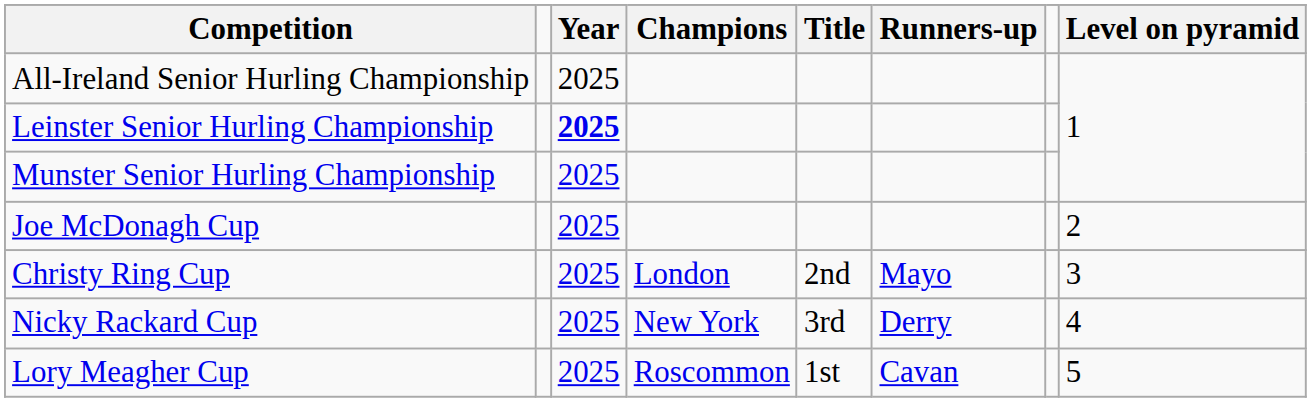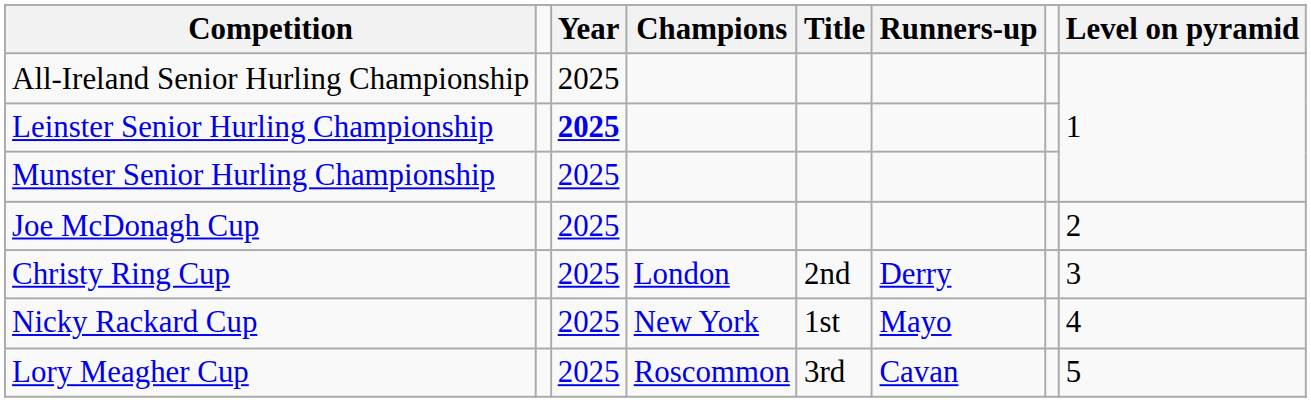(916, 273) Mayo -> (916, 273) Derry
(825, 322) 3rd -> (822, 322) 1st
(916, 322) Derry -> (916, 322) Mayo
(822, 371) 1st -> (825, 371) 3rd
